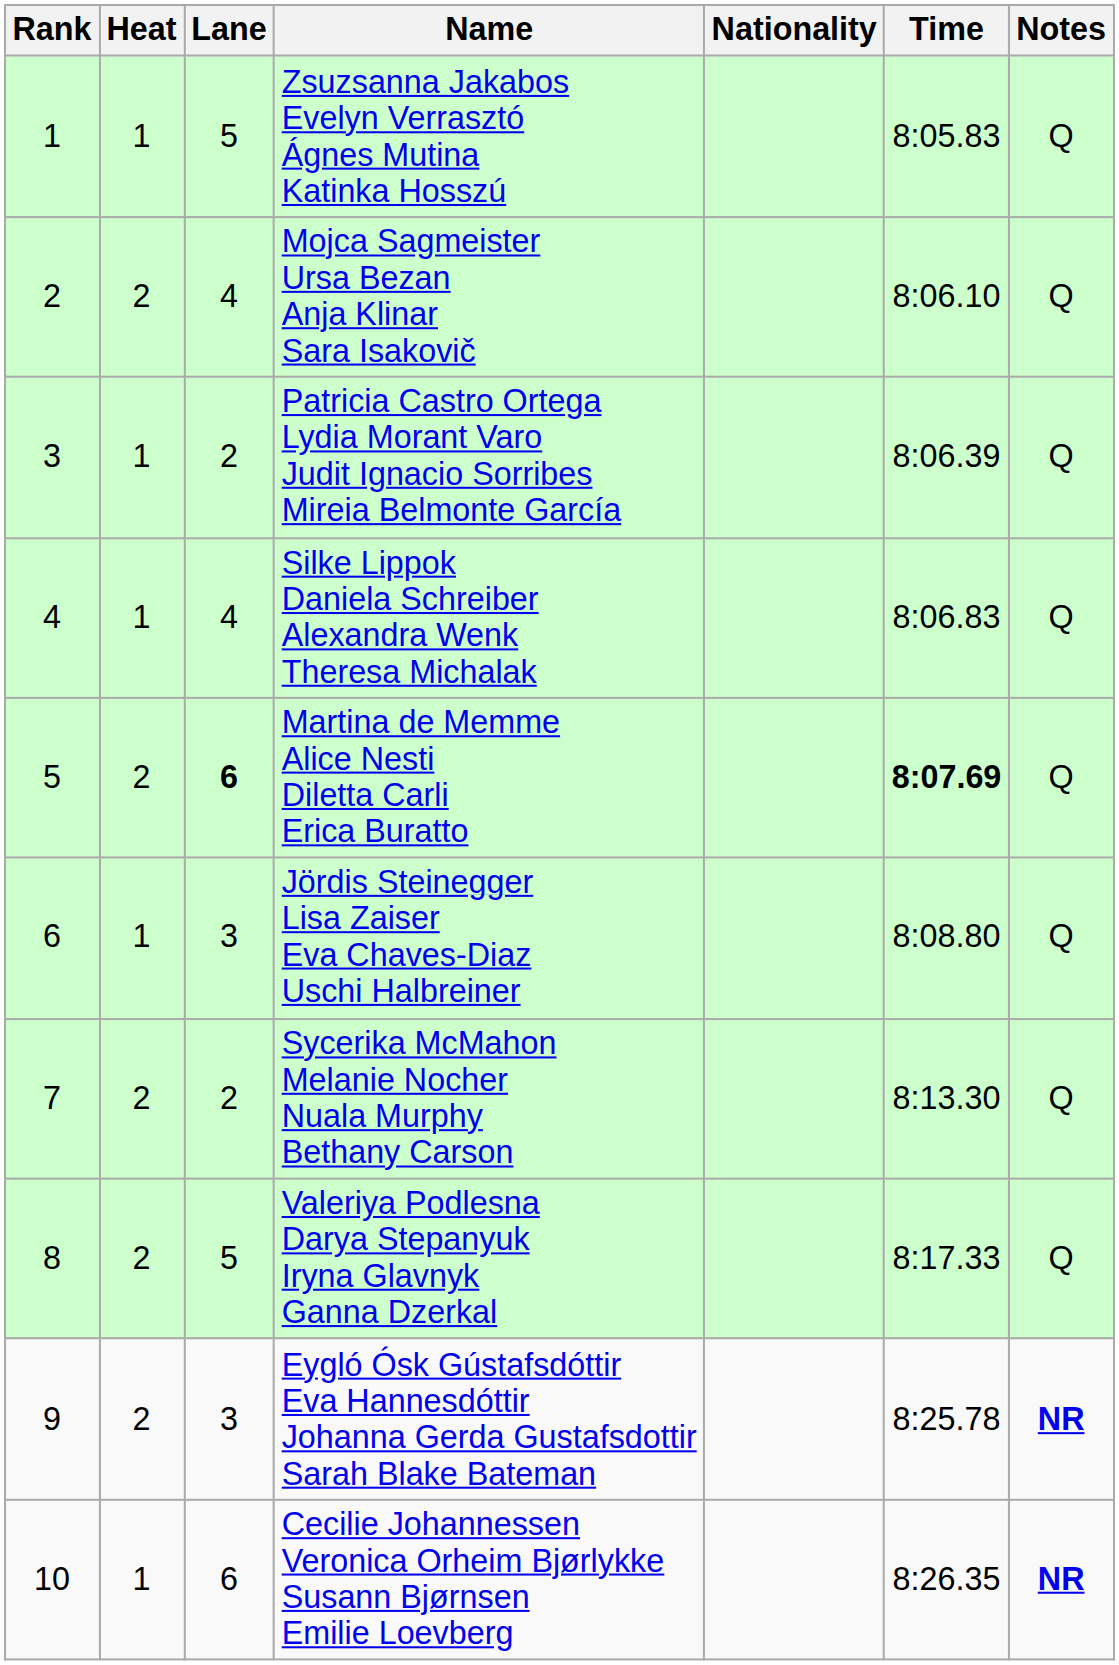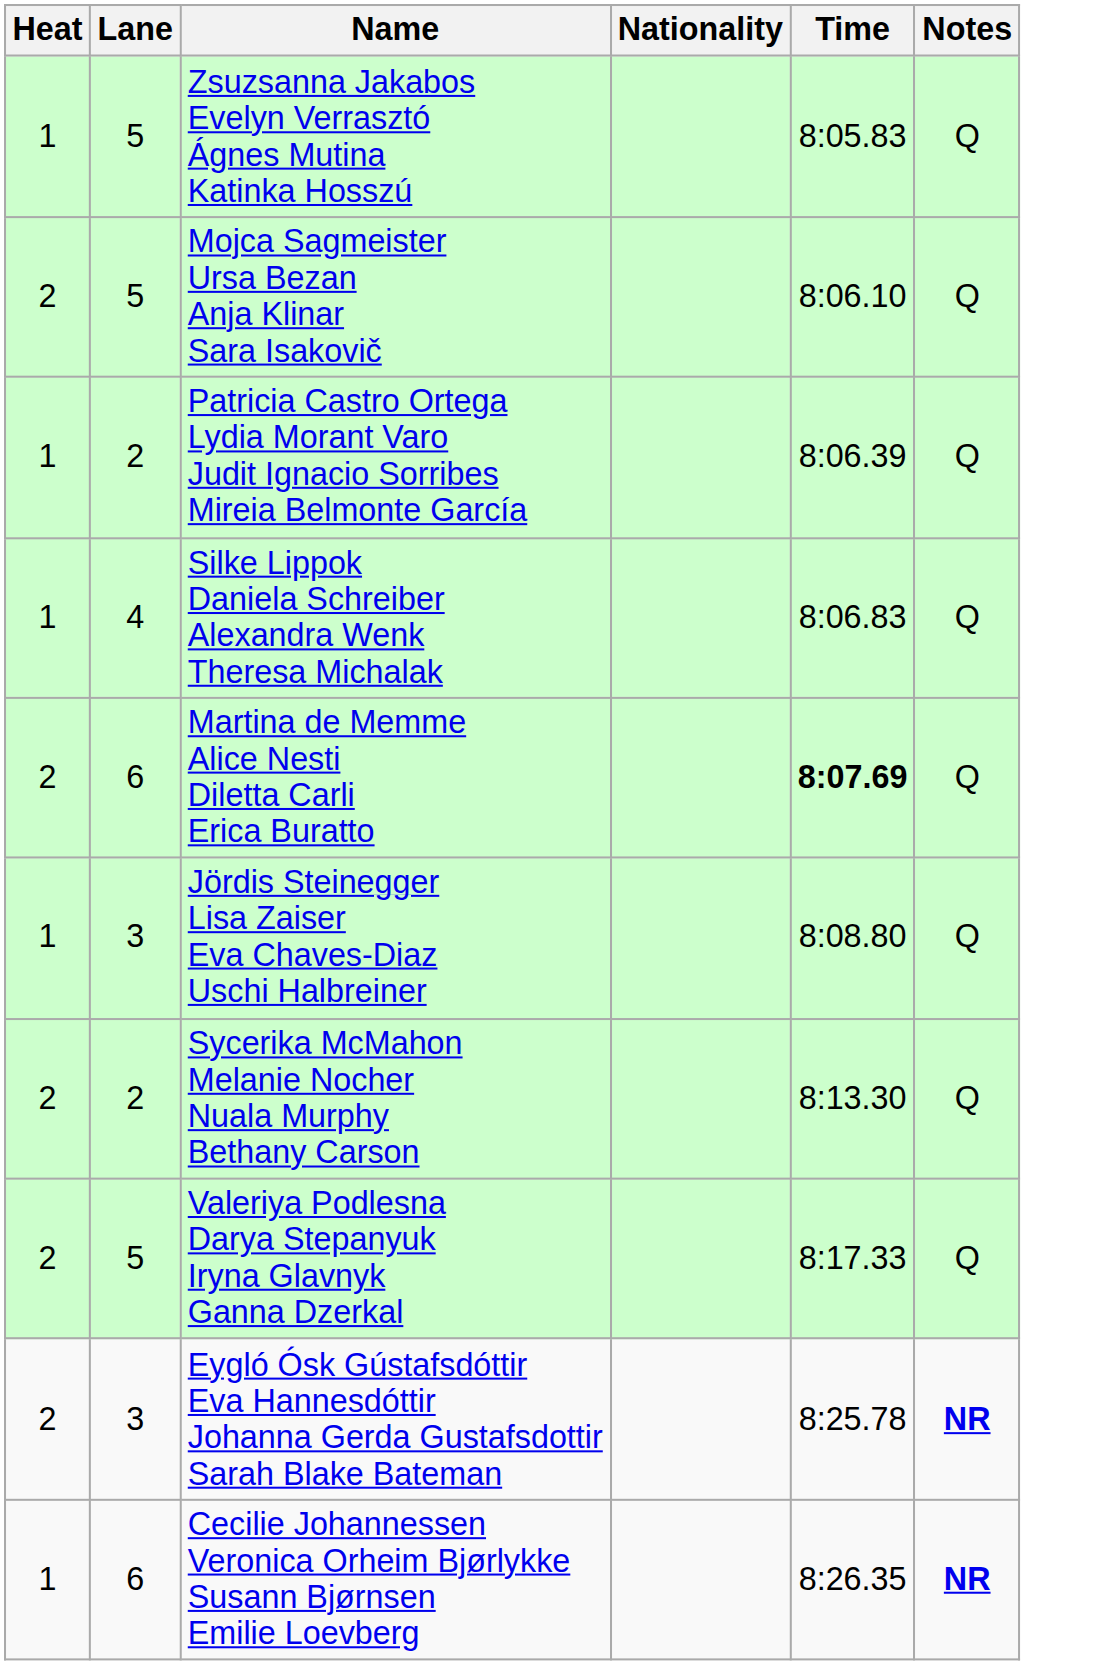- column: (52, 30)
(229, 296) 4 -> (135, 296) 5
(229, 777) bold -> (135, 777) normal
